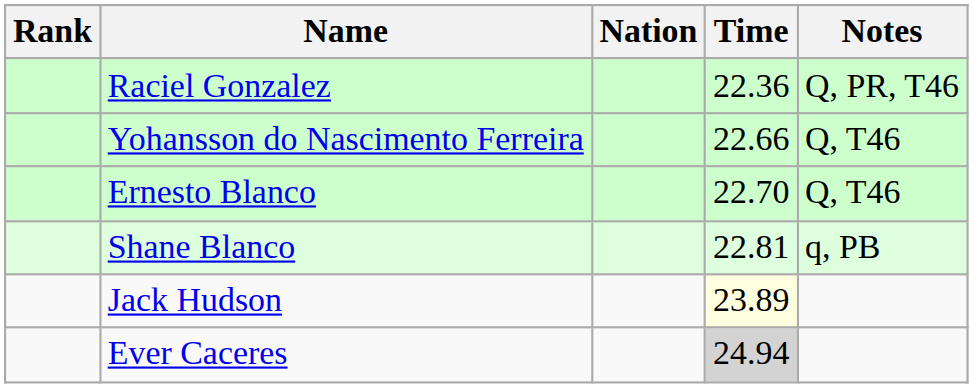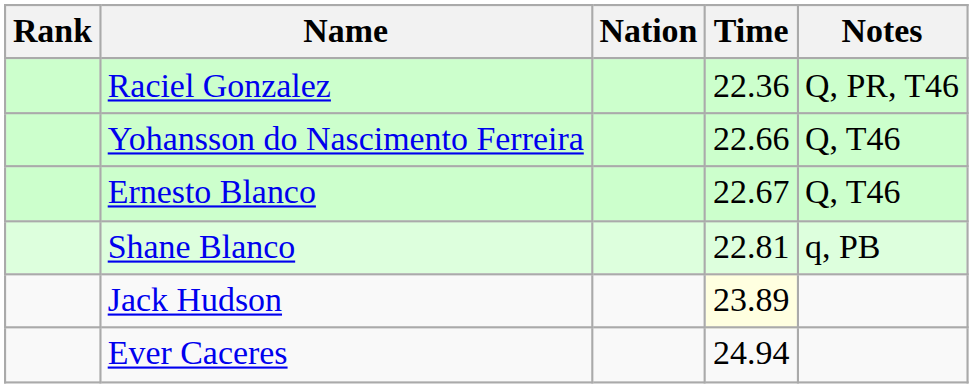(751, 192) 22.70 -> (751, 192) 22.67
(751, 354) lightgrey background -> (751, 354) no background
